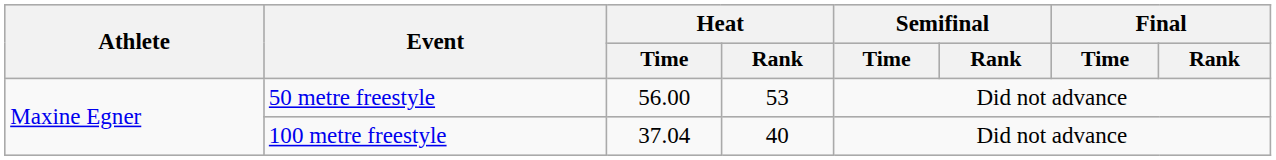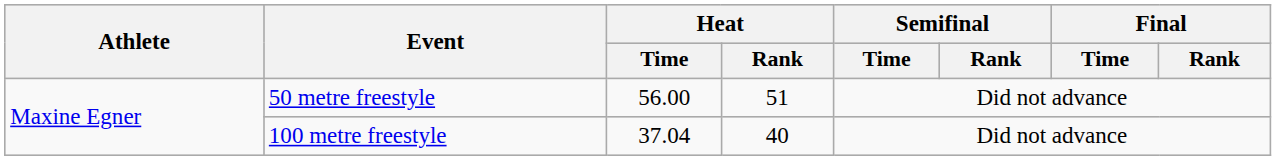(777, 97) 53 -> (777, 97) 51
